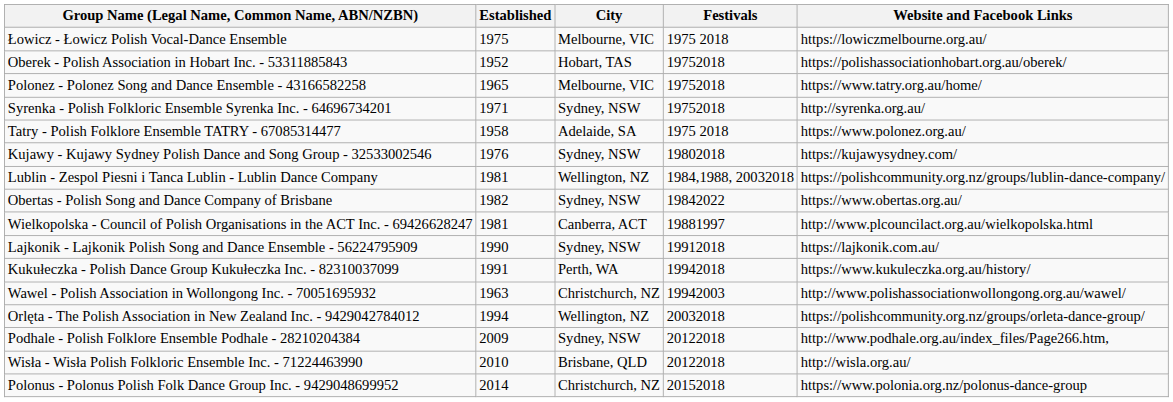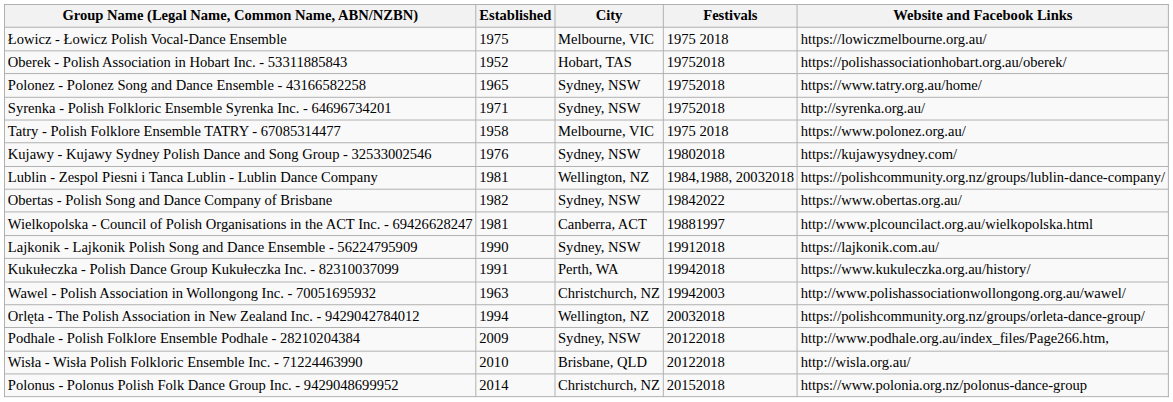(606, 85) Melbourne, VIC -> (599, 85) Sydney, NSW
(597, 131) Adelaide, SA -> (606, 131) Melbourne, VIC
